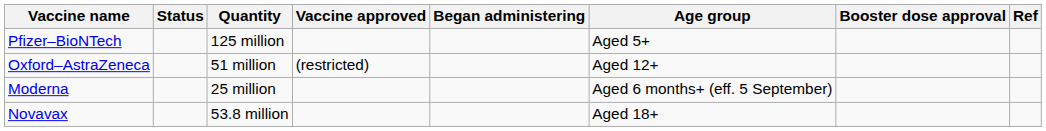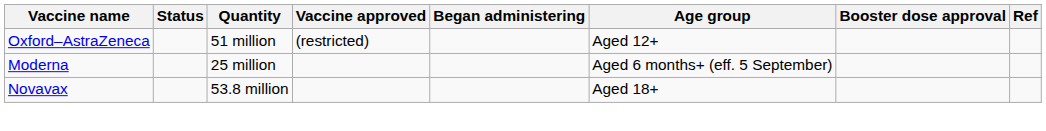- row: (65, 41)
